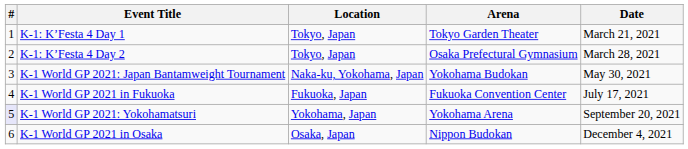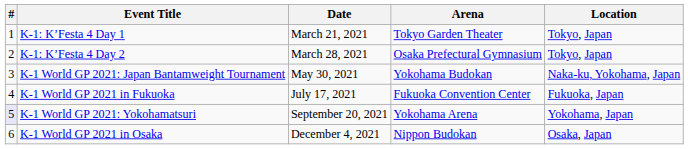columns swapped: (632, 14) <-> (357, 14)
